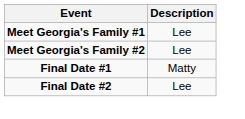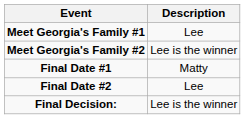(182, 50) Lee -> (194, 50) Lee is the winner
+ row: (76, 104)
